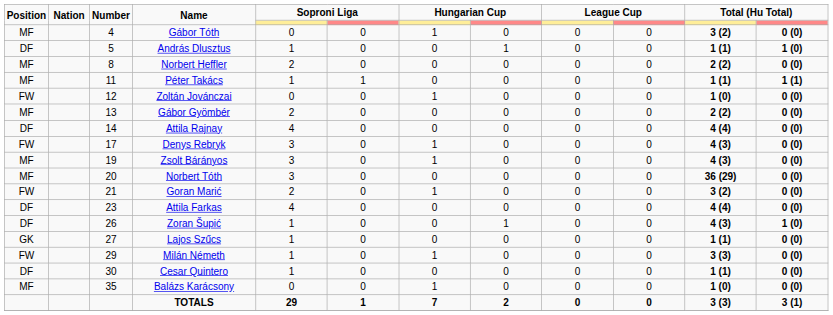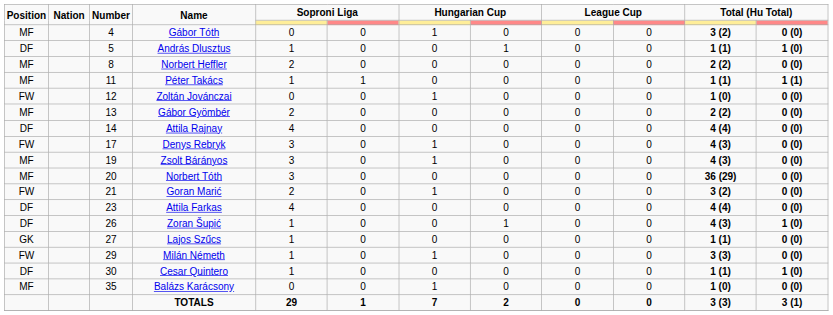(792, 271) 0 (0) -> (792, 271) 1 (0)
